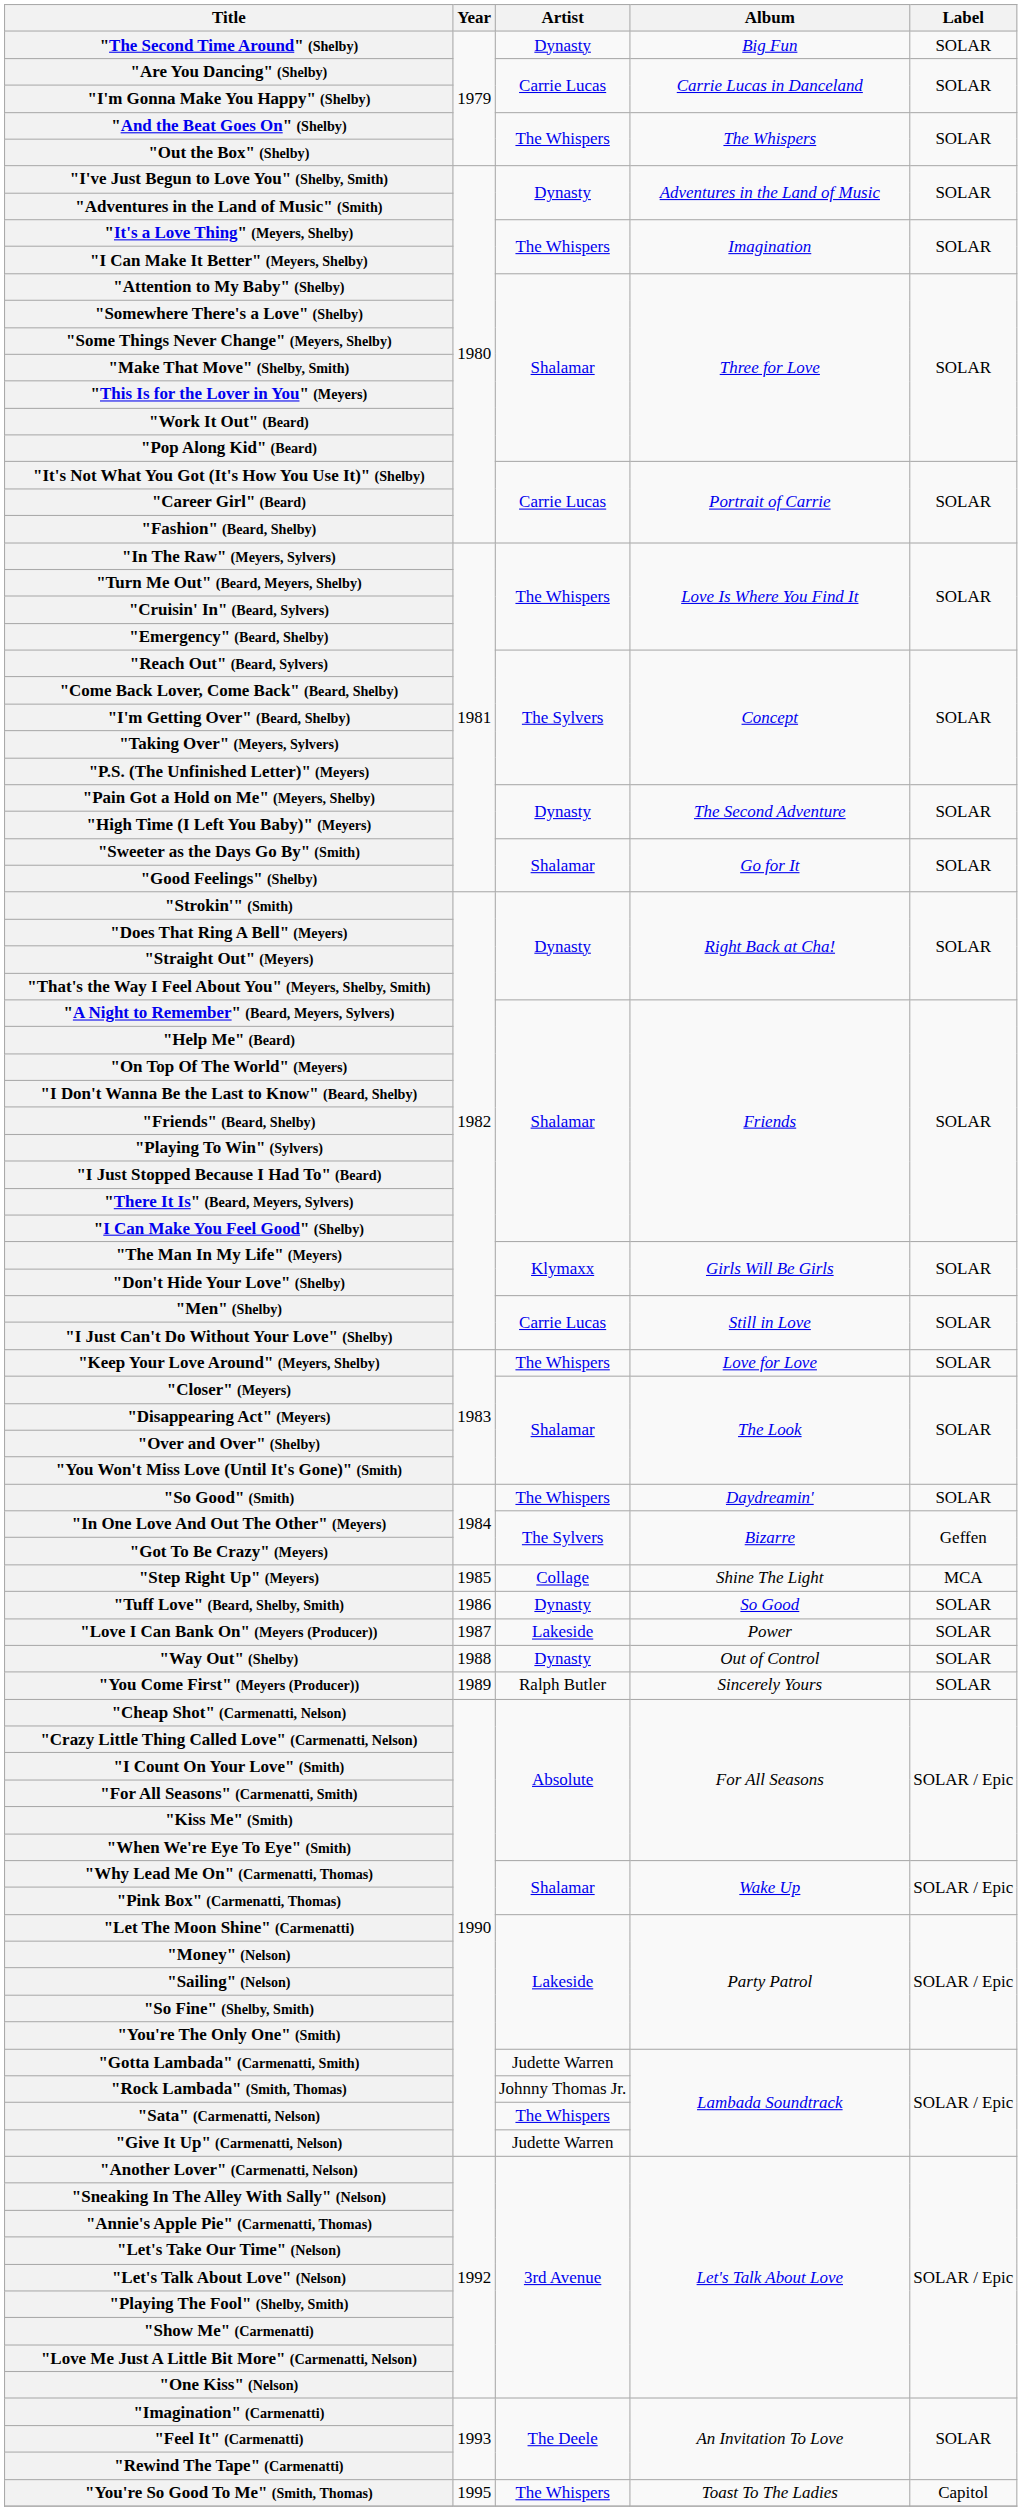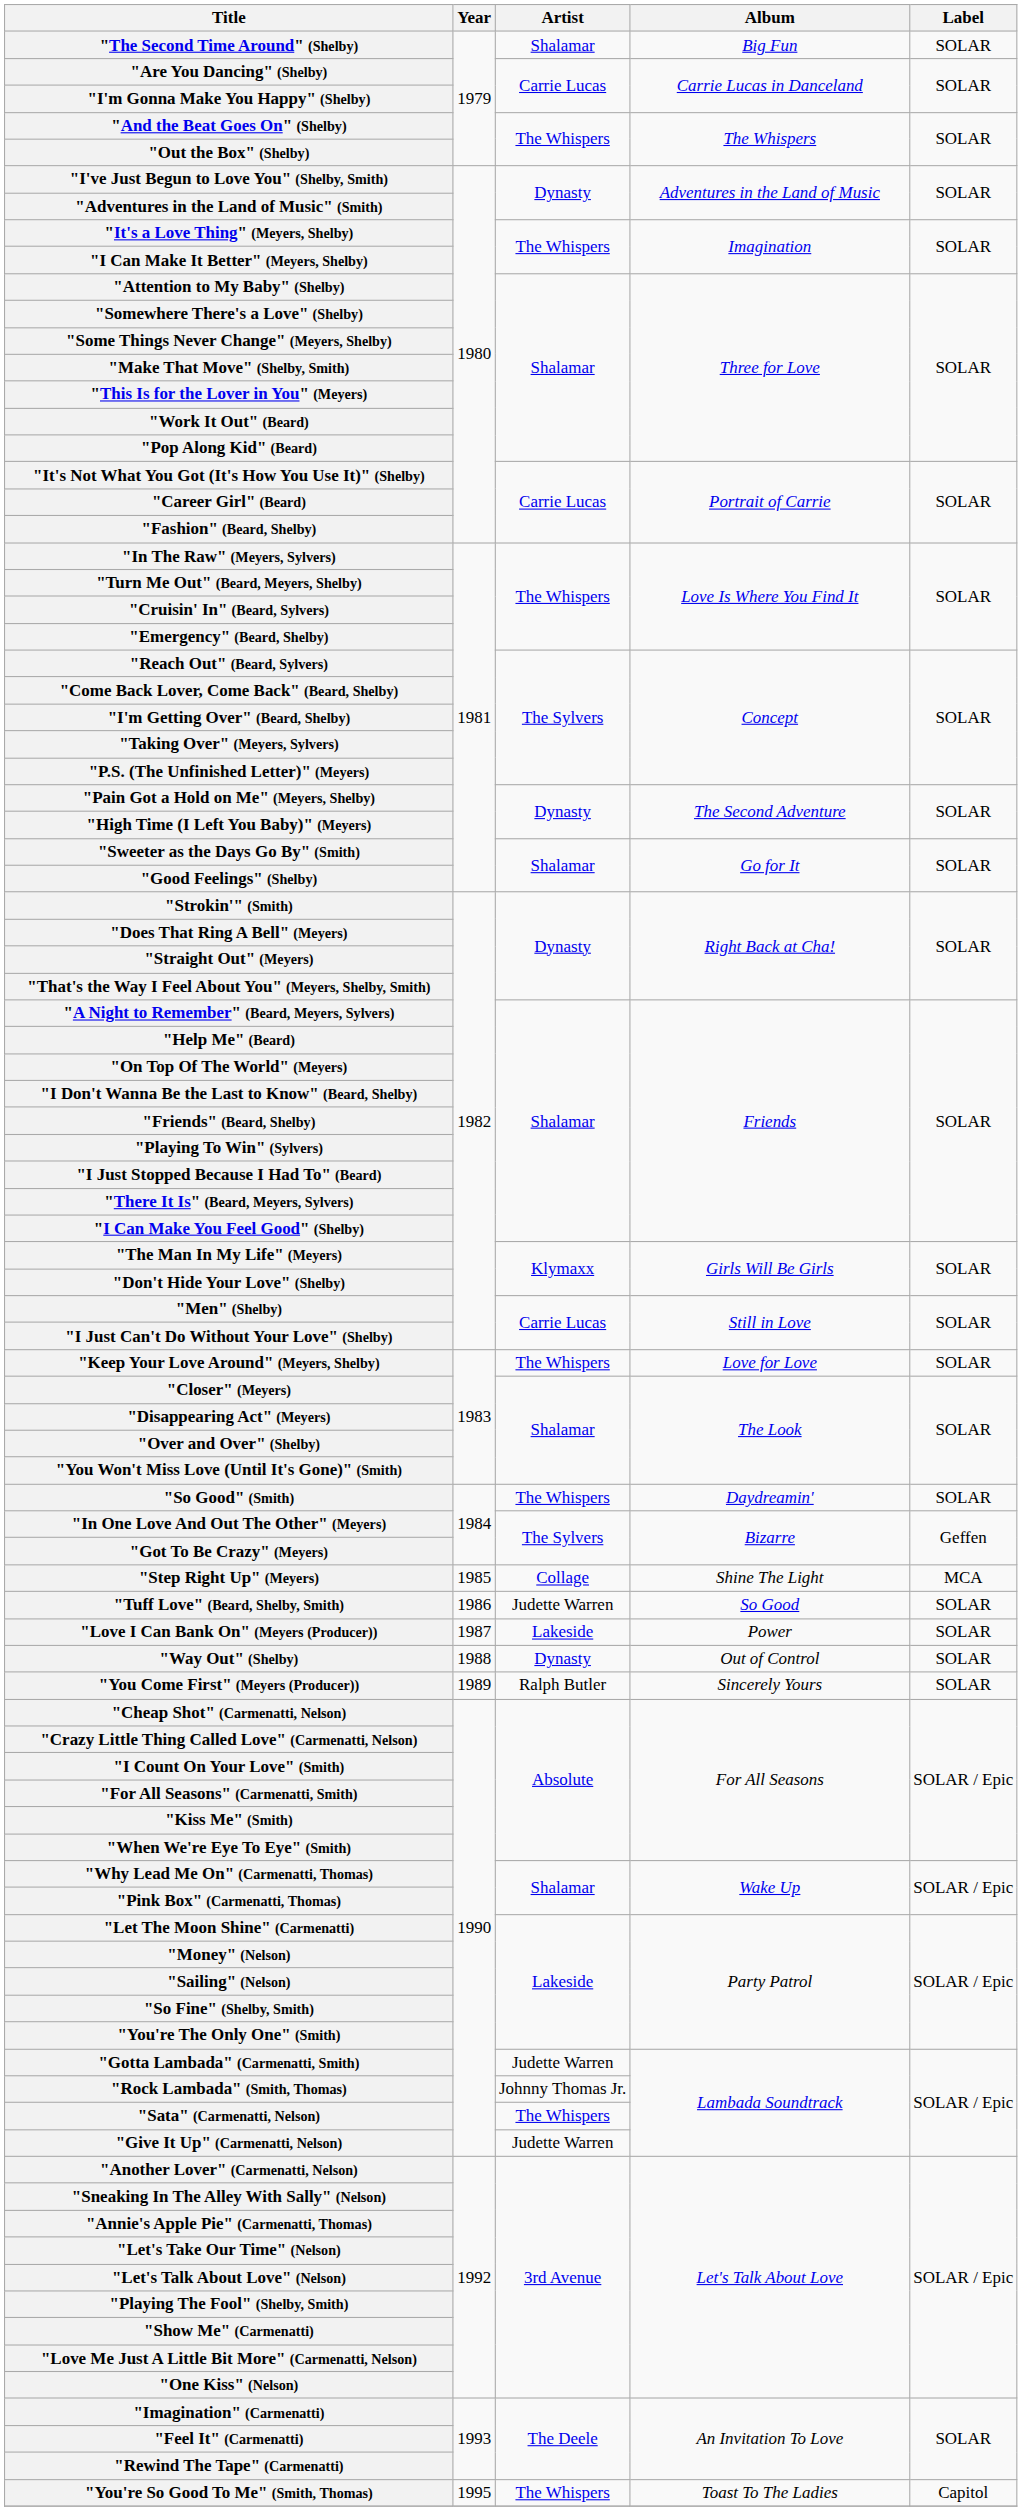(563, 44) Dynasty -> (563, 44) Shalamar
(563, 1604) Dynasty -> (563, 1604) Judette Warren
